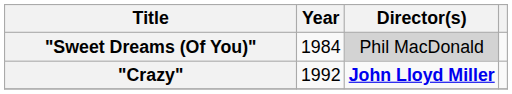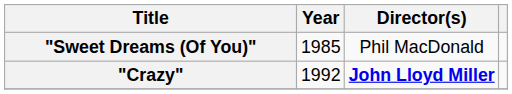(321, 46) 1984 -> (321, 46) 1985
(422, 46) lightgrey background -> (422, 46) no background
